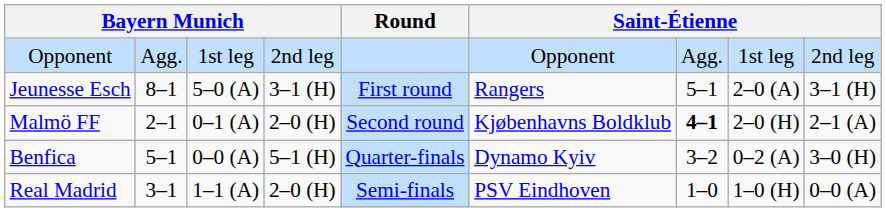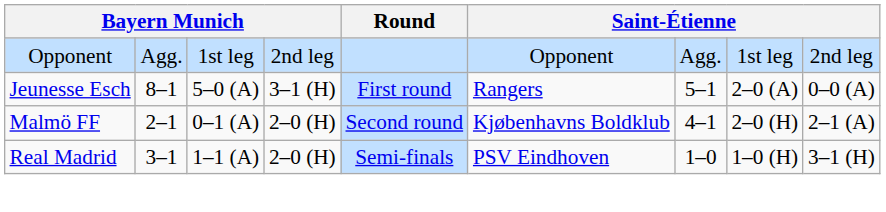(843, 88) 3–1 (H) -> (841, 88) 0–0 (A)
(702, 122) bold -> (701, 122) normal
- row: (43, 156)
(843, 190) 0–0 (A) -> (841, 156) 3–1 (H)
